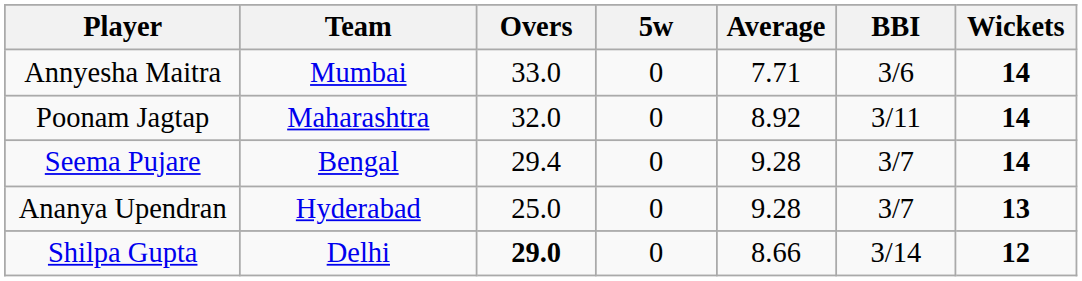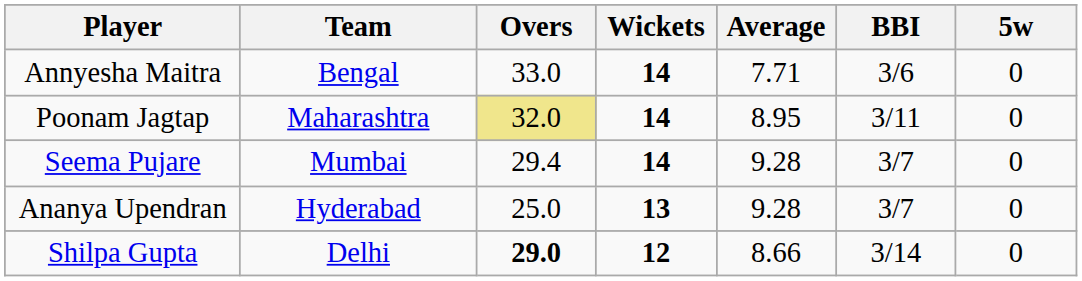columns swapped: (1016, 27) <-> (656, 27)
(358, 72) Mumbai -> (358, 72) Bengal
(536, 117) no background -> (536, 117) khaki background
(776, 117) 8.92 -> (776, 117) 8.95
(358, 162) Bengal -> (358, 162) Mumbai
